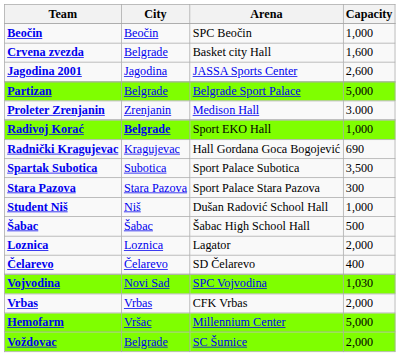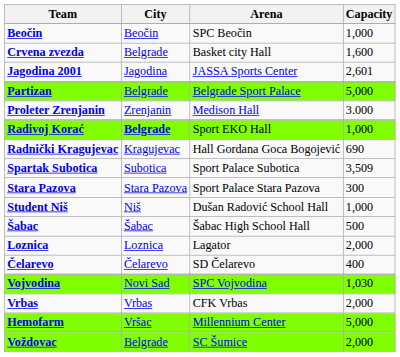(360, 71) 2,600 -> (360, 71) 2,601
(360, 168) 3,500 -> (360, 168) 3,509
